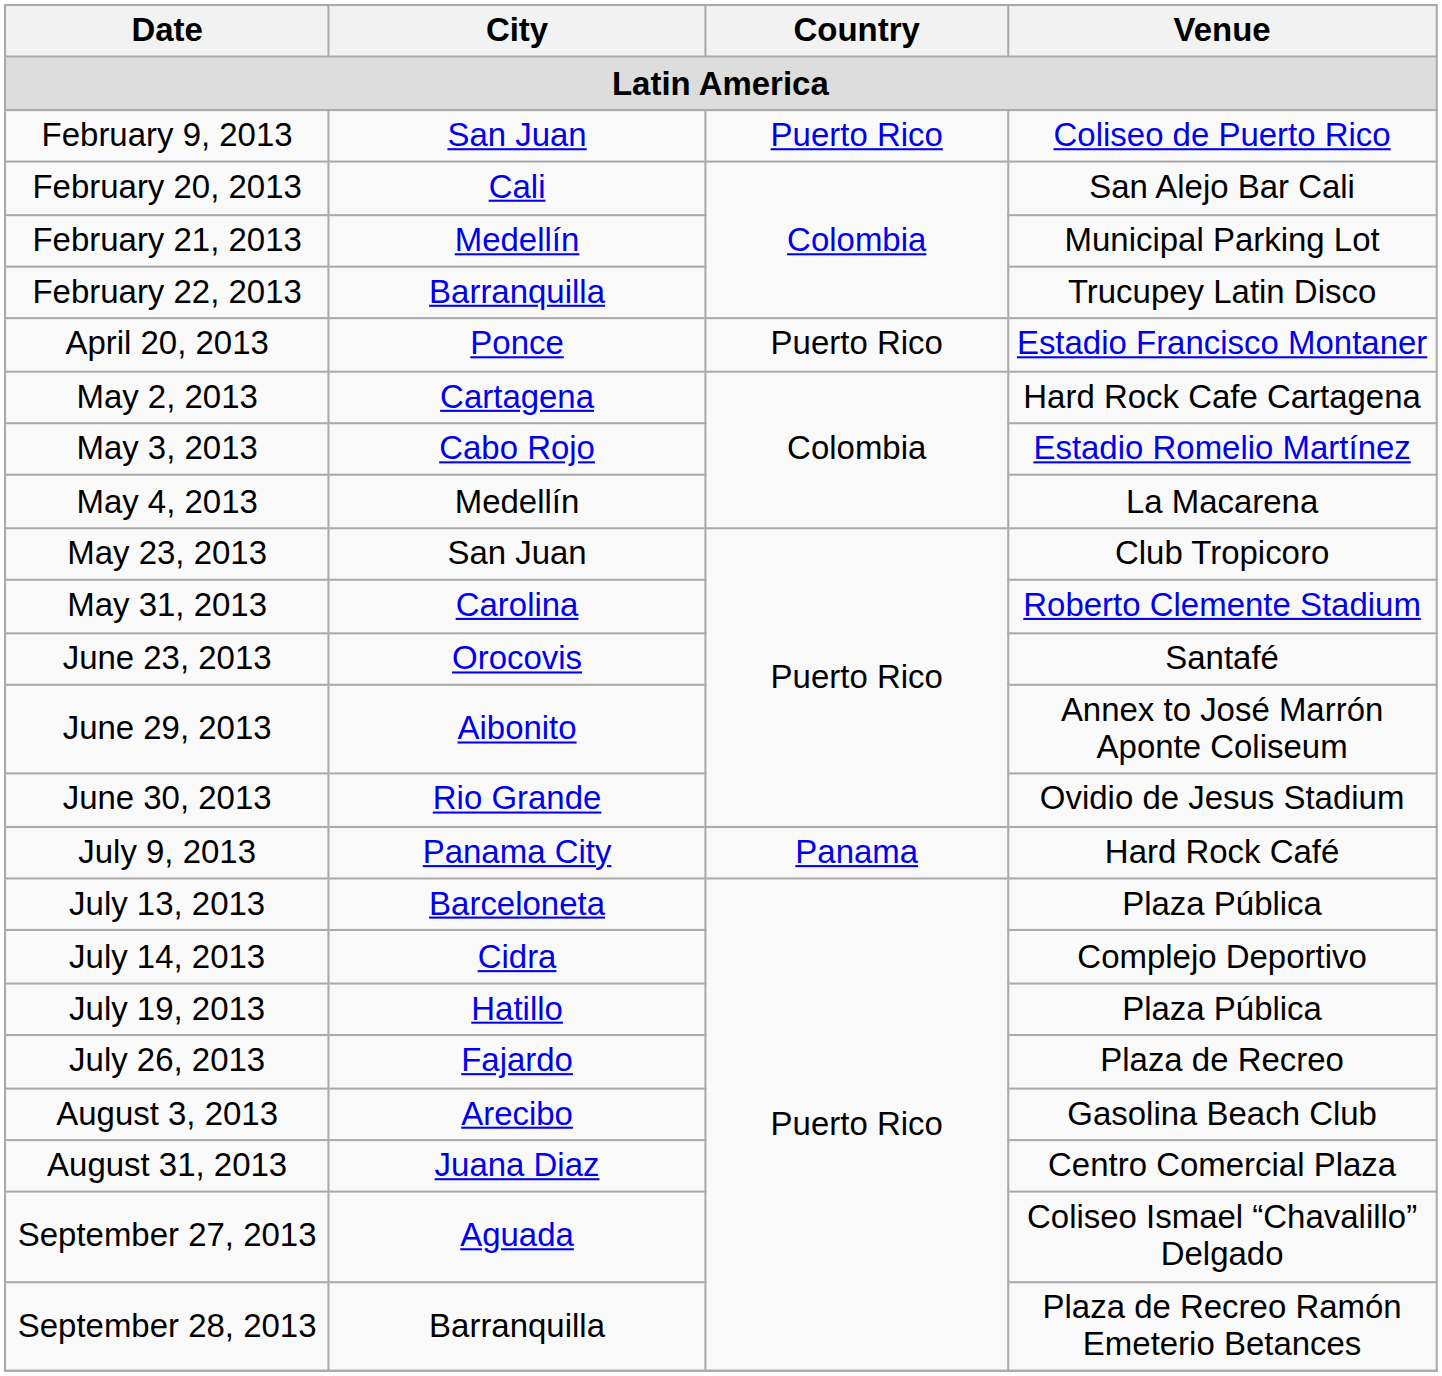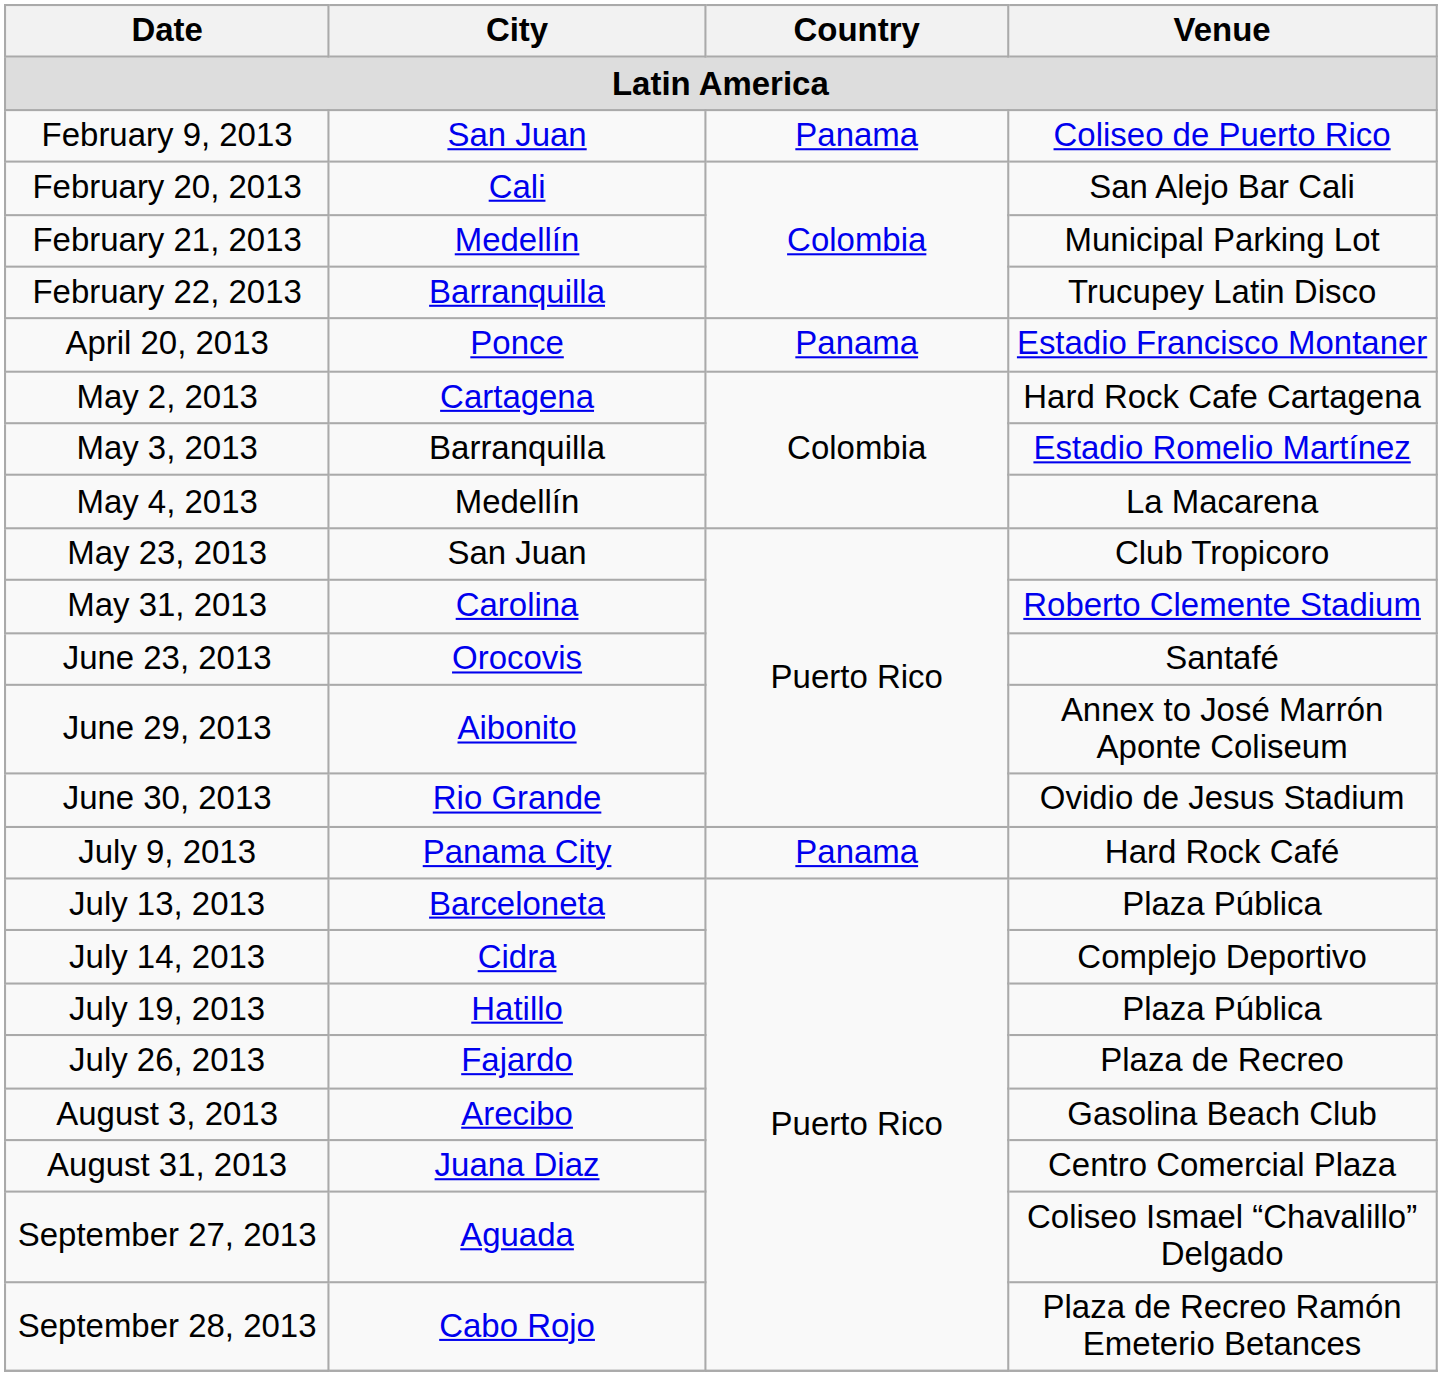(857, 135) Puerto Rico -> (857, 135) Panama
(857, 344) Puerto Rico -> (857, 344) Panama
(517, 448) Cabo Rojo -> (517, 448) Barranquilla
(517, 1325) Barranquilla -> (517, 1325) Cabo Rojo
